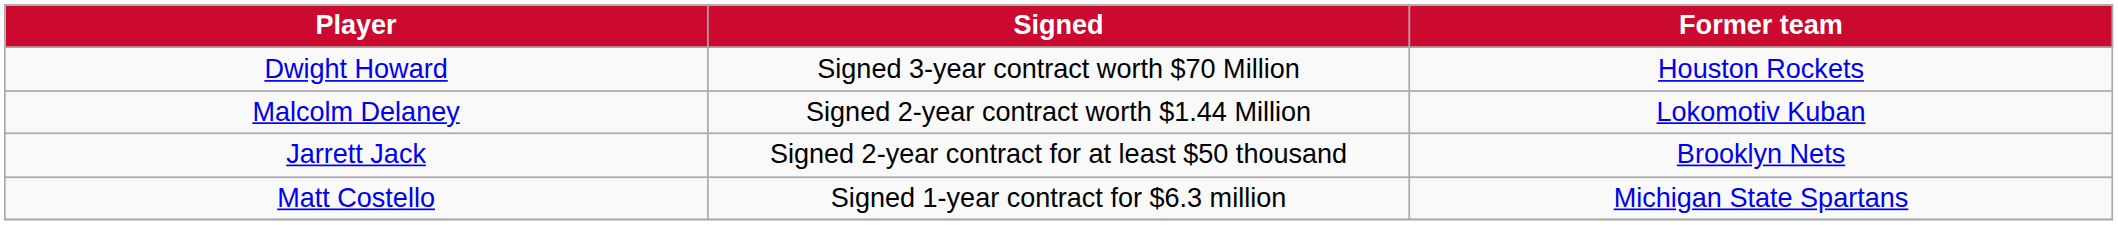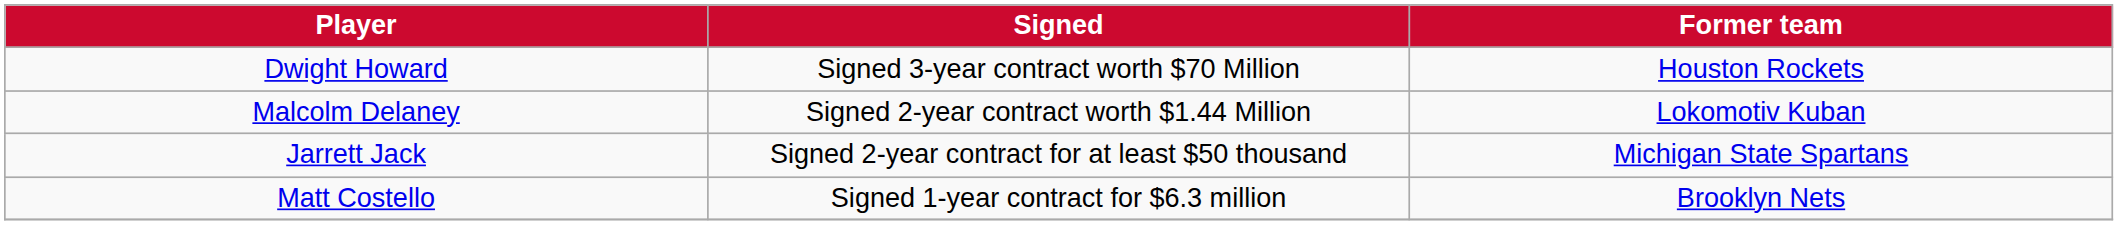(1761, 154) Brooklyn Nets -> (1761, 154) Michigan State Spartans
(1761, 197) Michigan State Spartans -> (1761, 197) Brooklyn Nets
